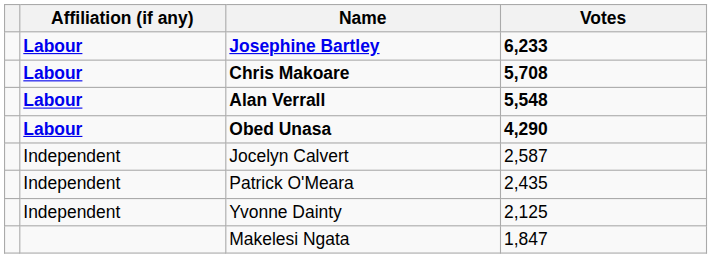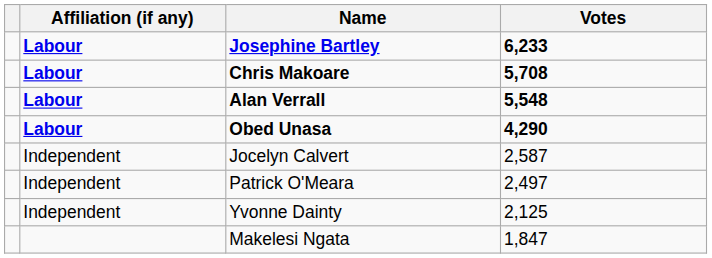(526, 184) 2,435 -> (526, 184) 2,497
